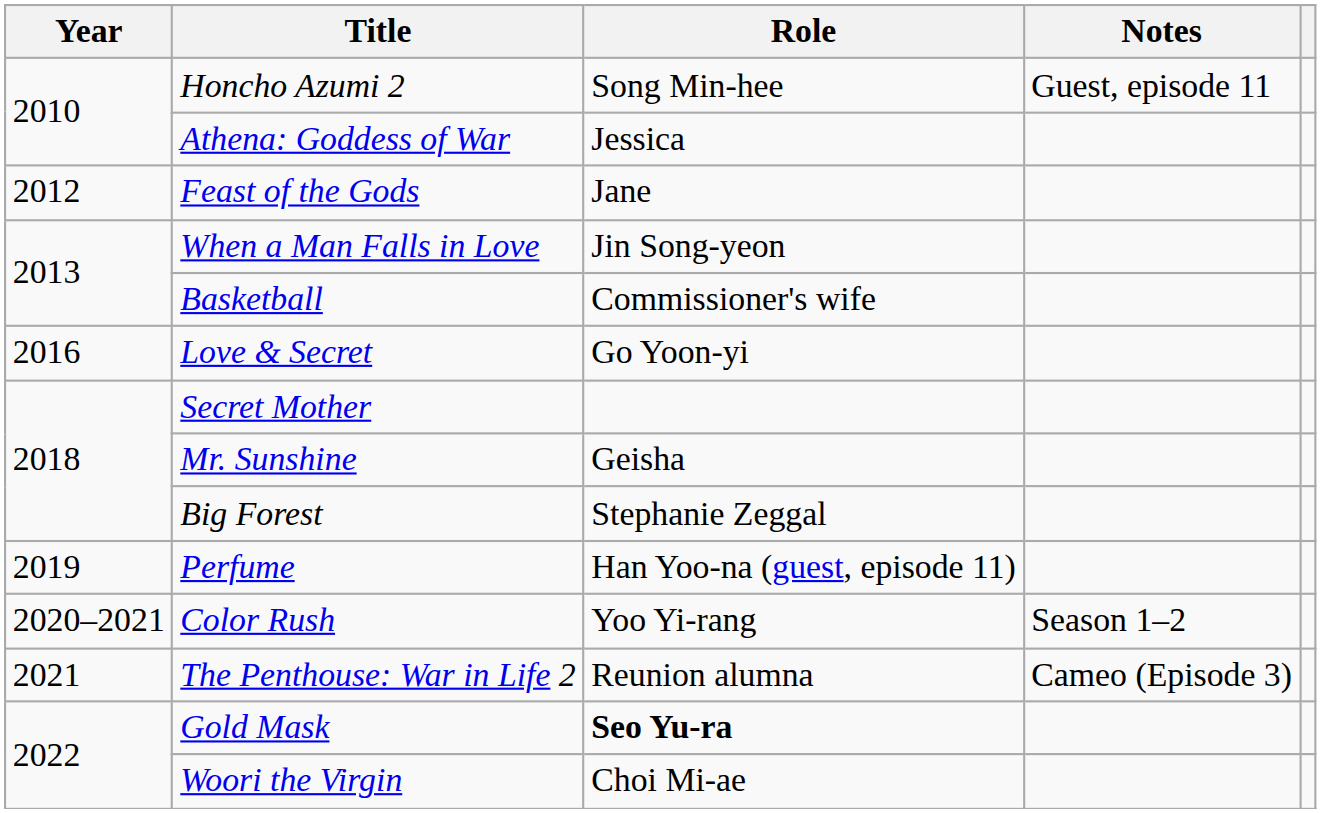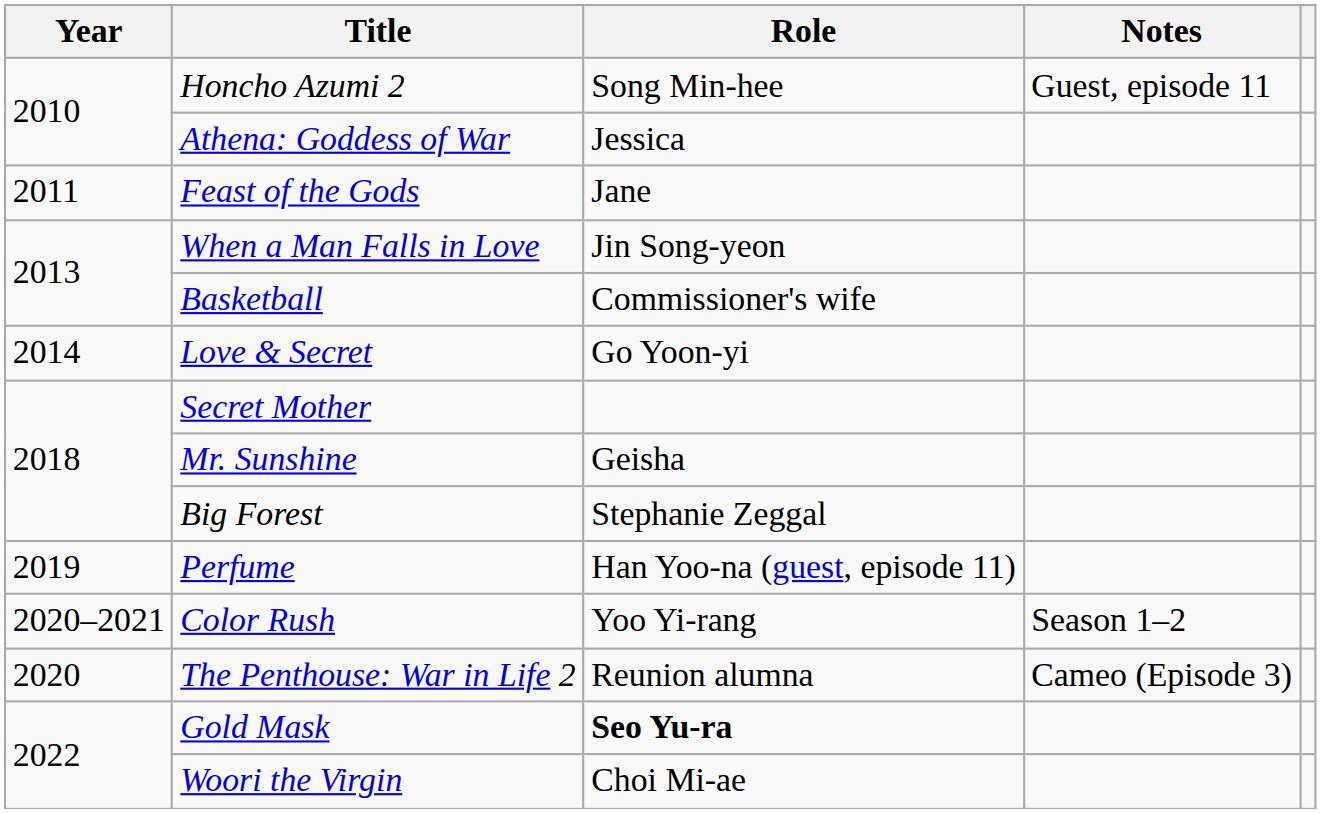(47, 191) 2012 -> (46, 191) 2011
(47, 352) 2016 -> (47, 352) 2014
(47, 673) 2021 -> (47, 673) 2020
